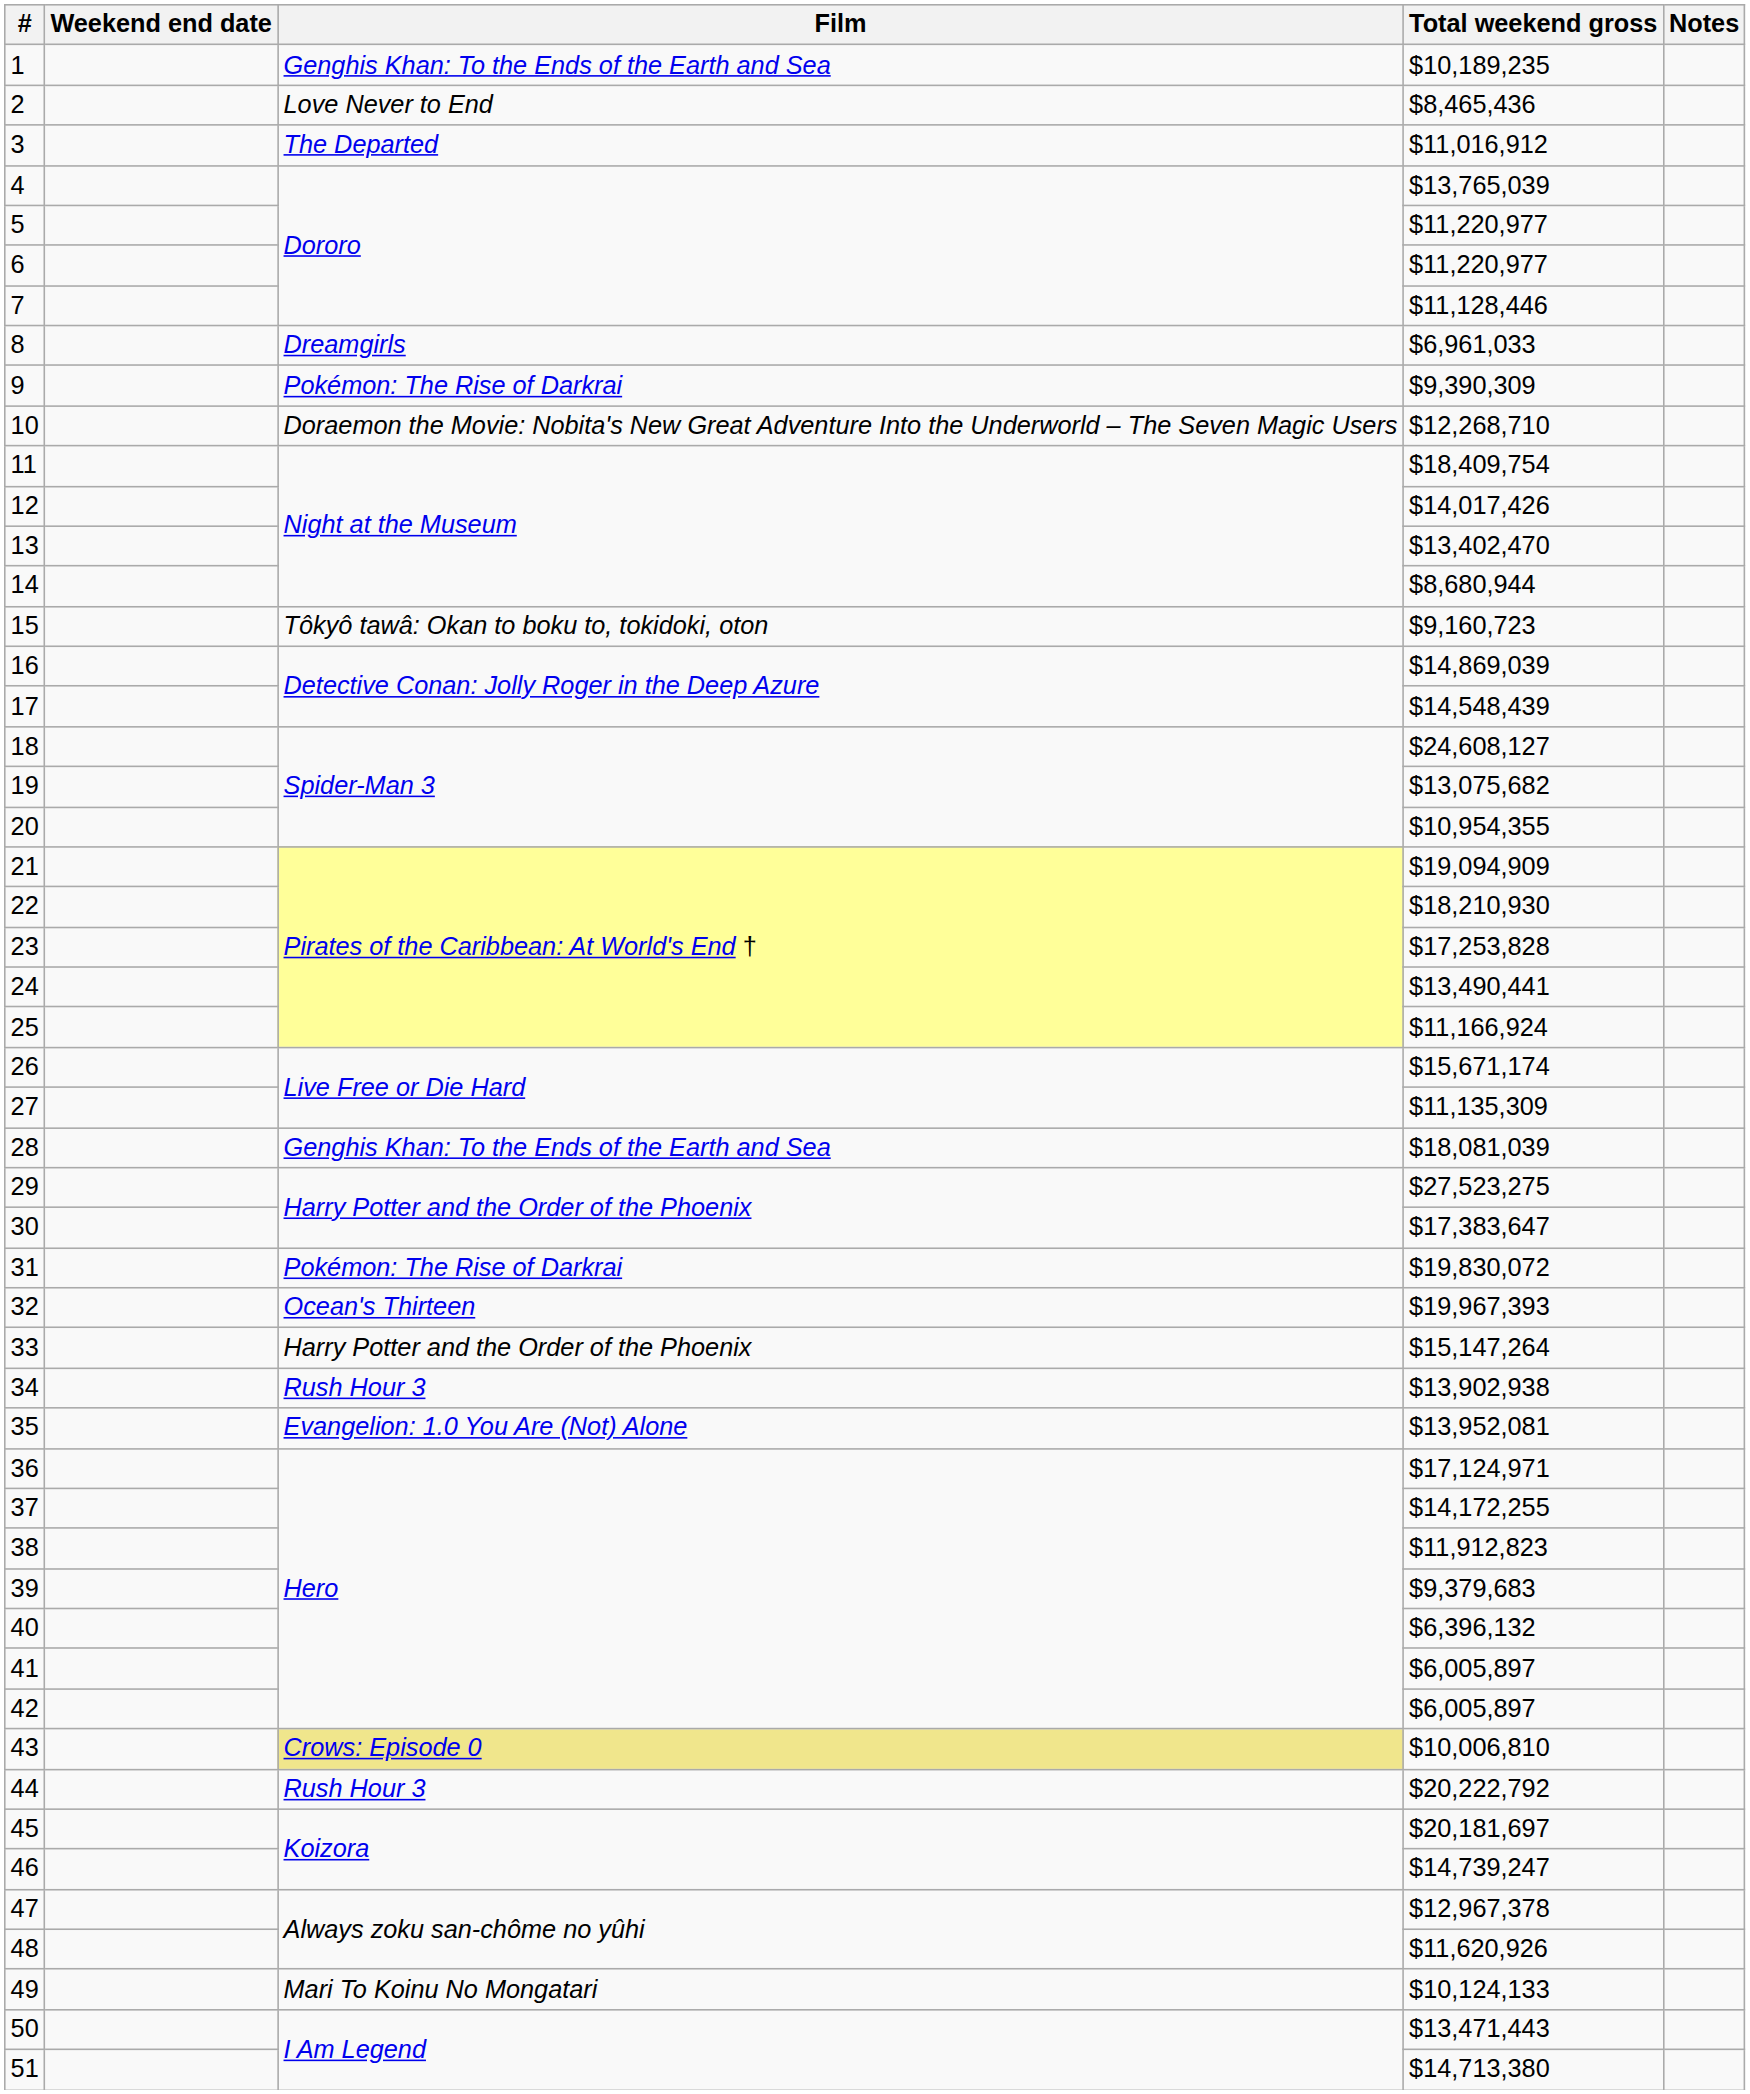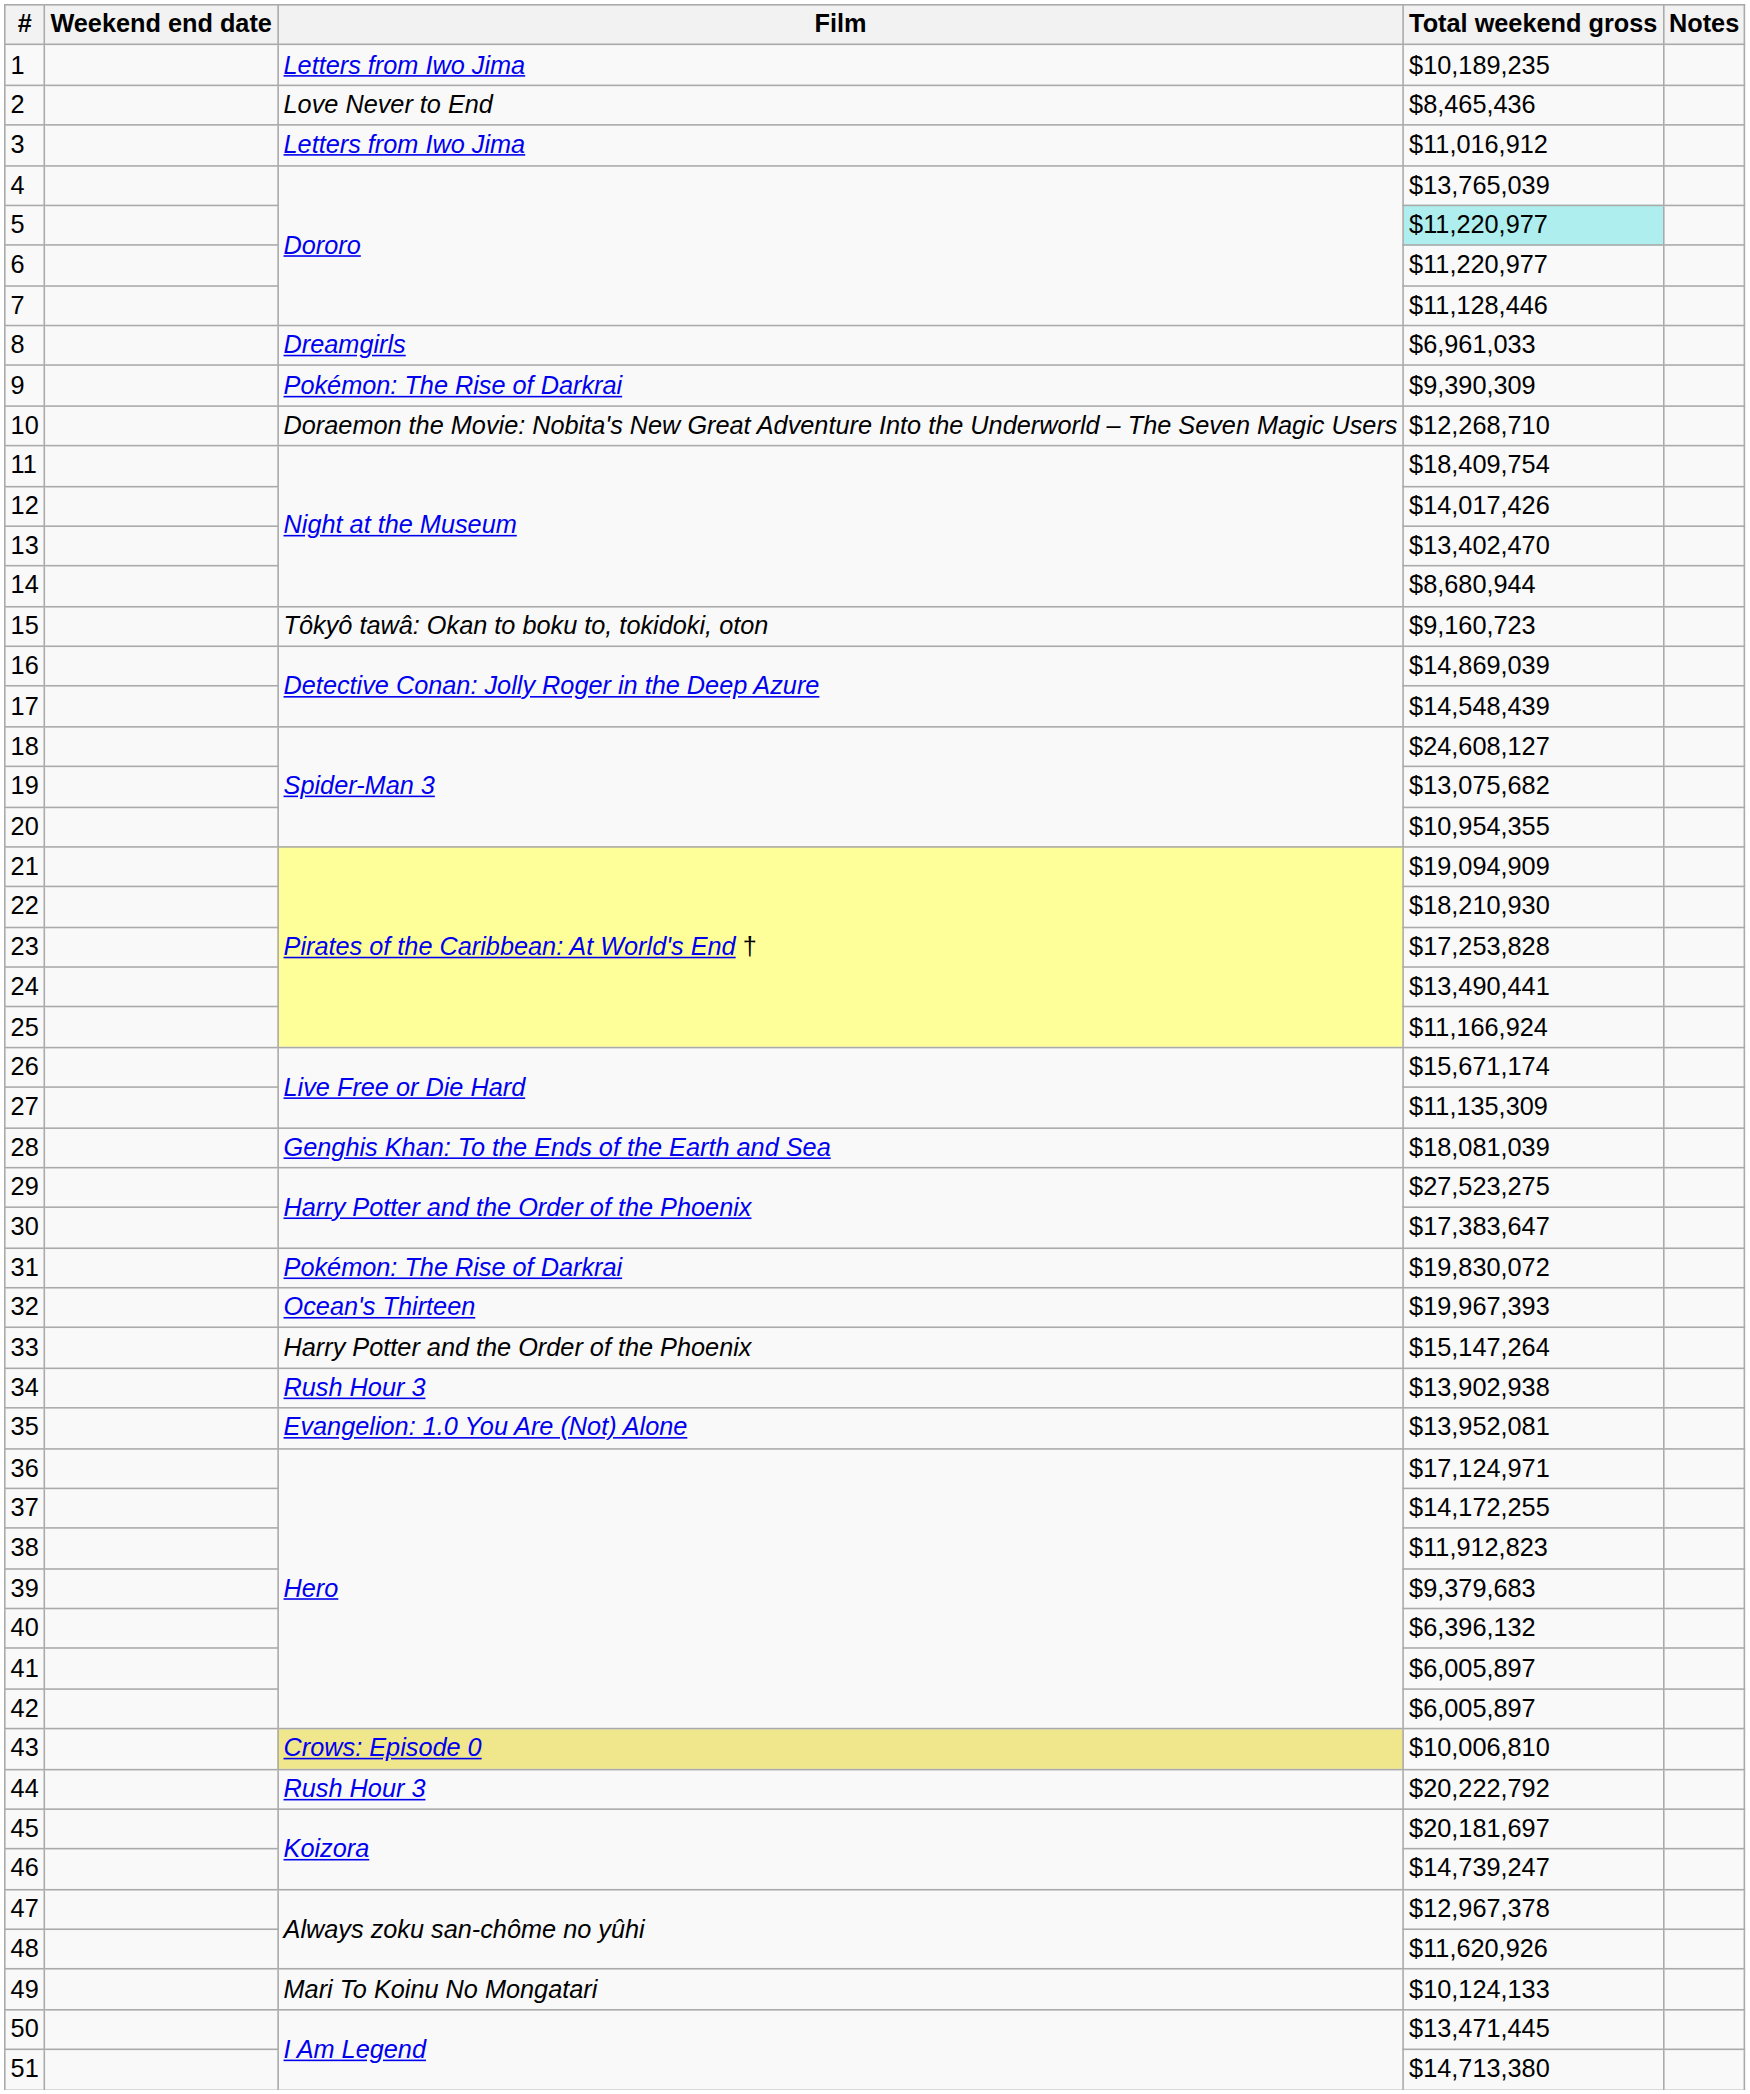(557, 64) Genghis Khan: To the Ends of the Earth and Sea -> (404, 64) Letters from Iwo Jima
(361, 144) The Departed -> (404, 144) Letters from Iwo Jima
(1478, 225) no background -> (1478, 225) paleturquoise background
(1479, 2029) $13,471,443 -> (1479, 2029) $13,471,445
